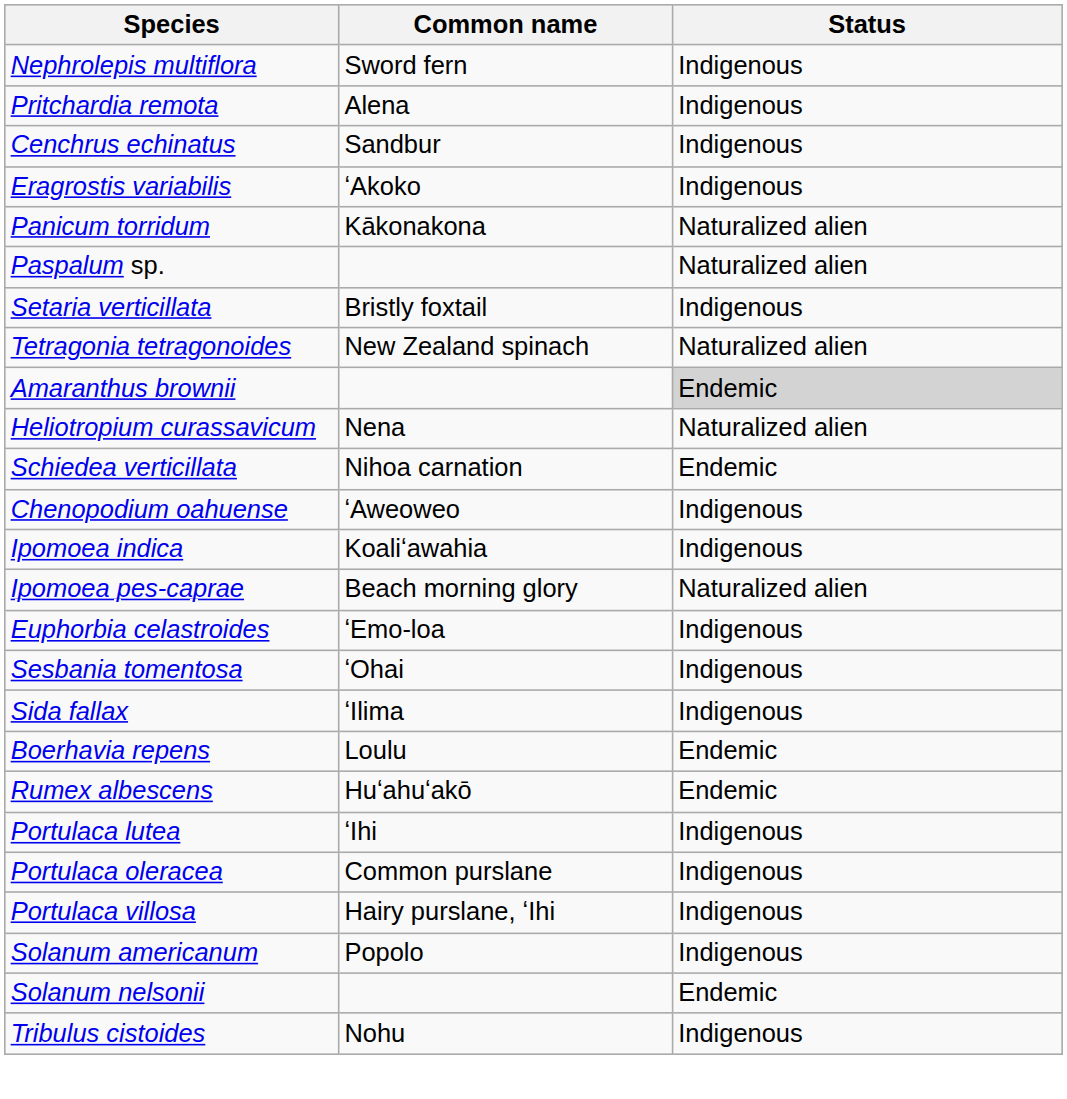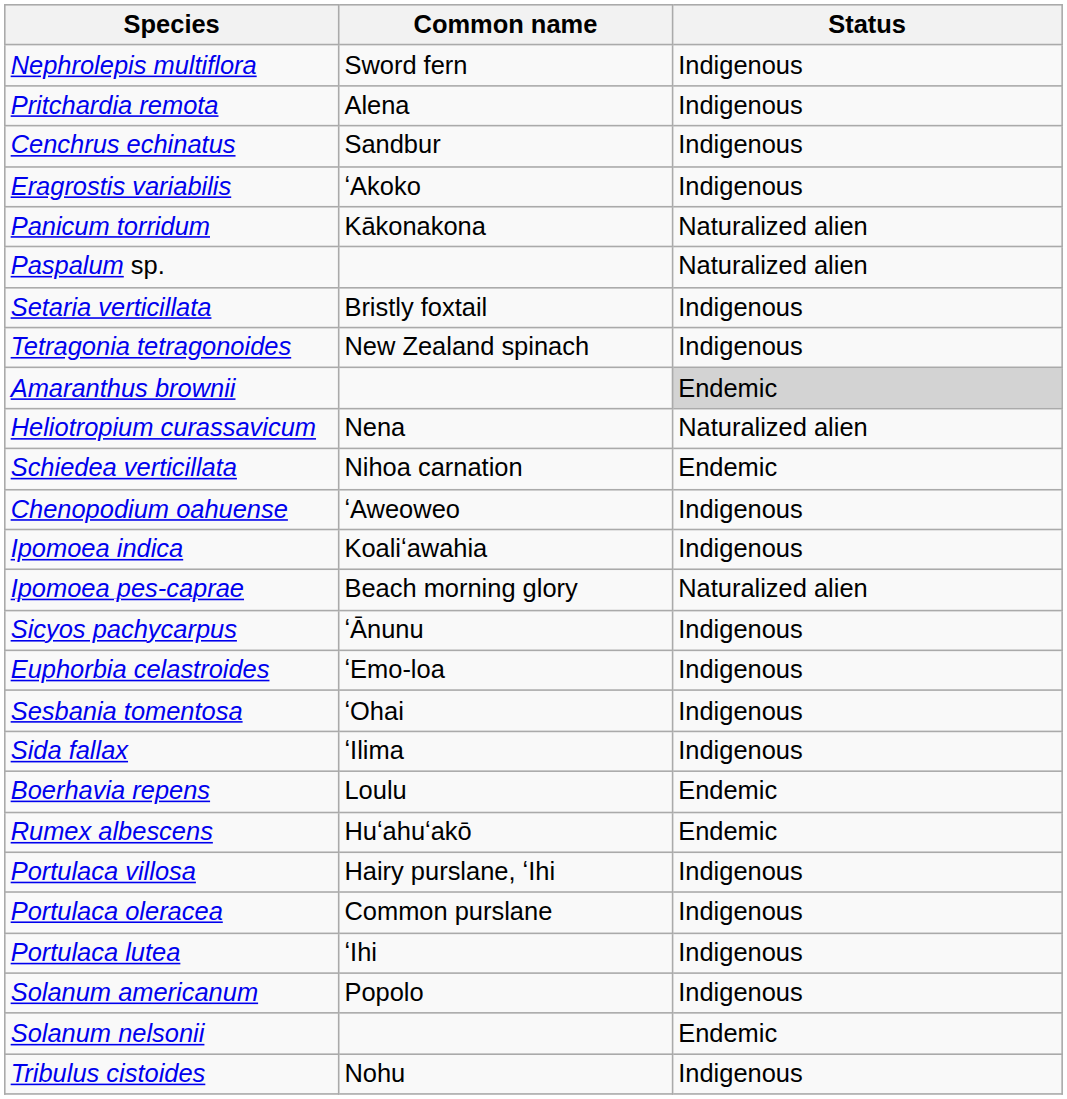(773, 347) Naturalized alien -> (740, 347) Indigenous
+ row: (124, 629)
rows swapped: (96, 831) <-> (103, 912)
